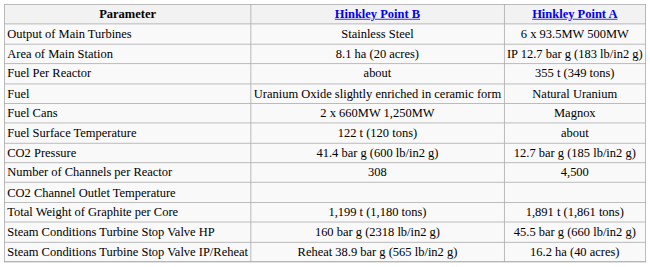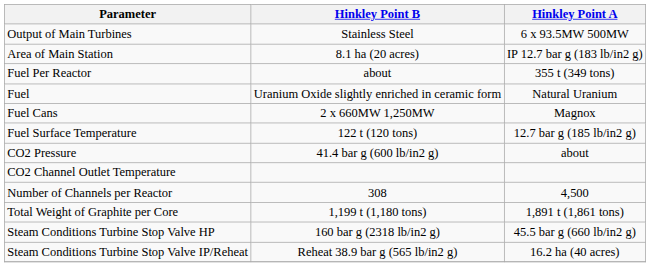(575, 133) about -> (575, 133) 12.7 bar g (185 lb/in2 g)
(575, 152) 12.7 bar g (185 lb/in2 g) -> (575, 152) about
rows swapped: (91, 192) <-> (90, 172)
